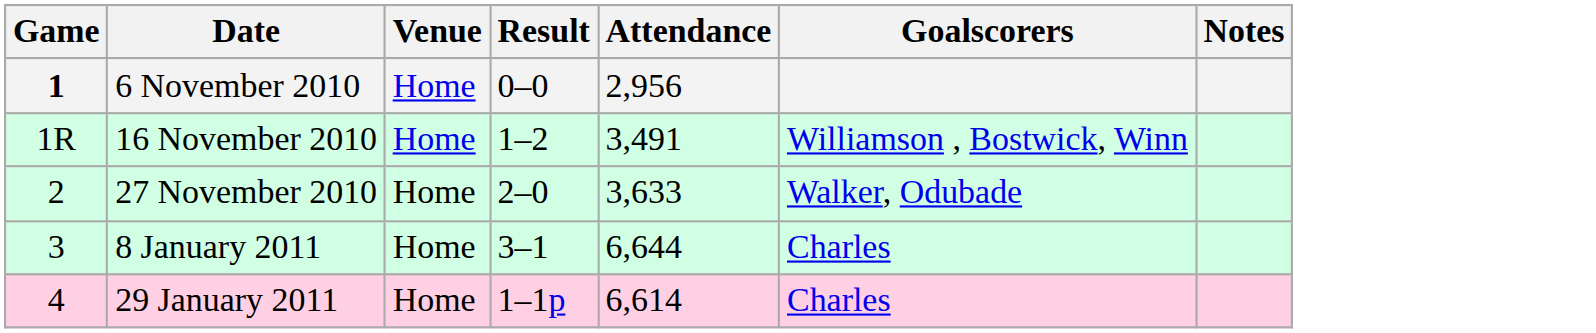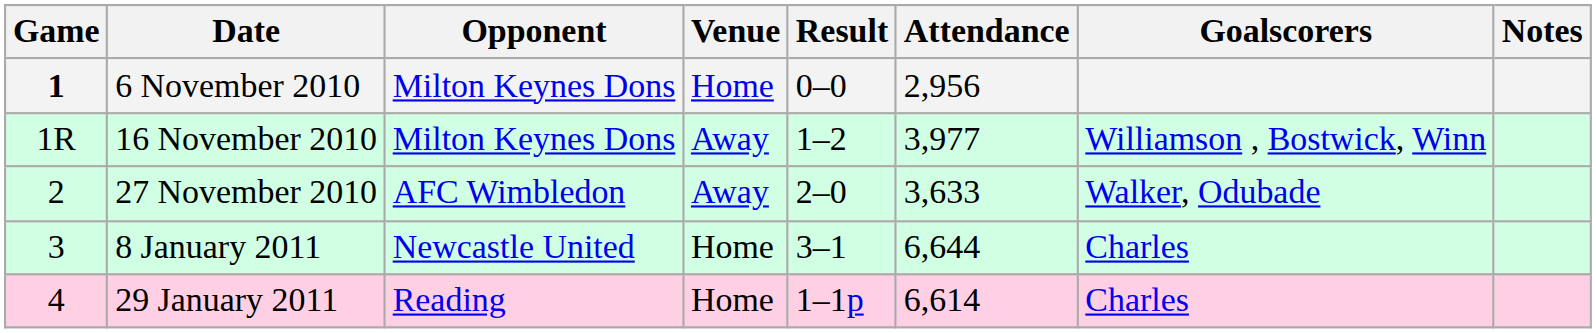+ column: (534, 31)
(434, 138) Home -> (730, 138) Away
(644, 138) 3,491 -> (942, 138) 3,977
(434, 192) Home -> (730, 192) Away
